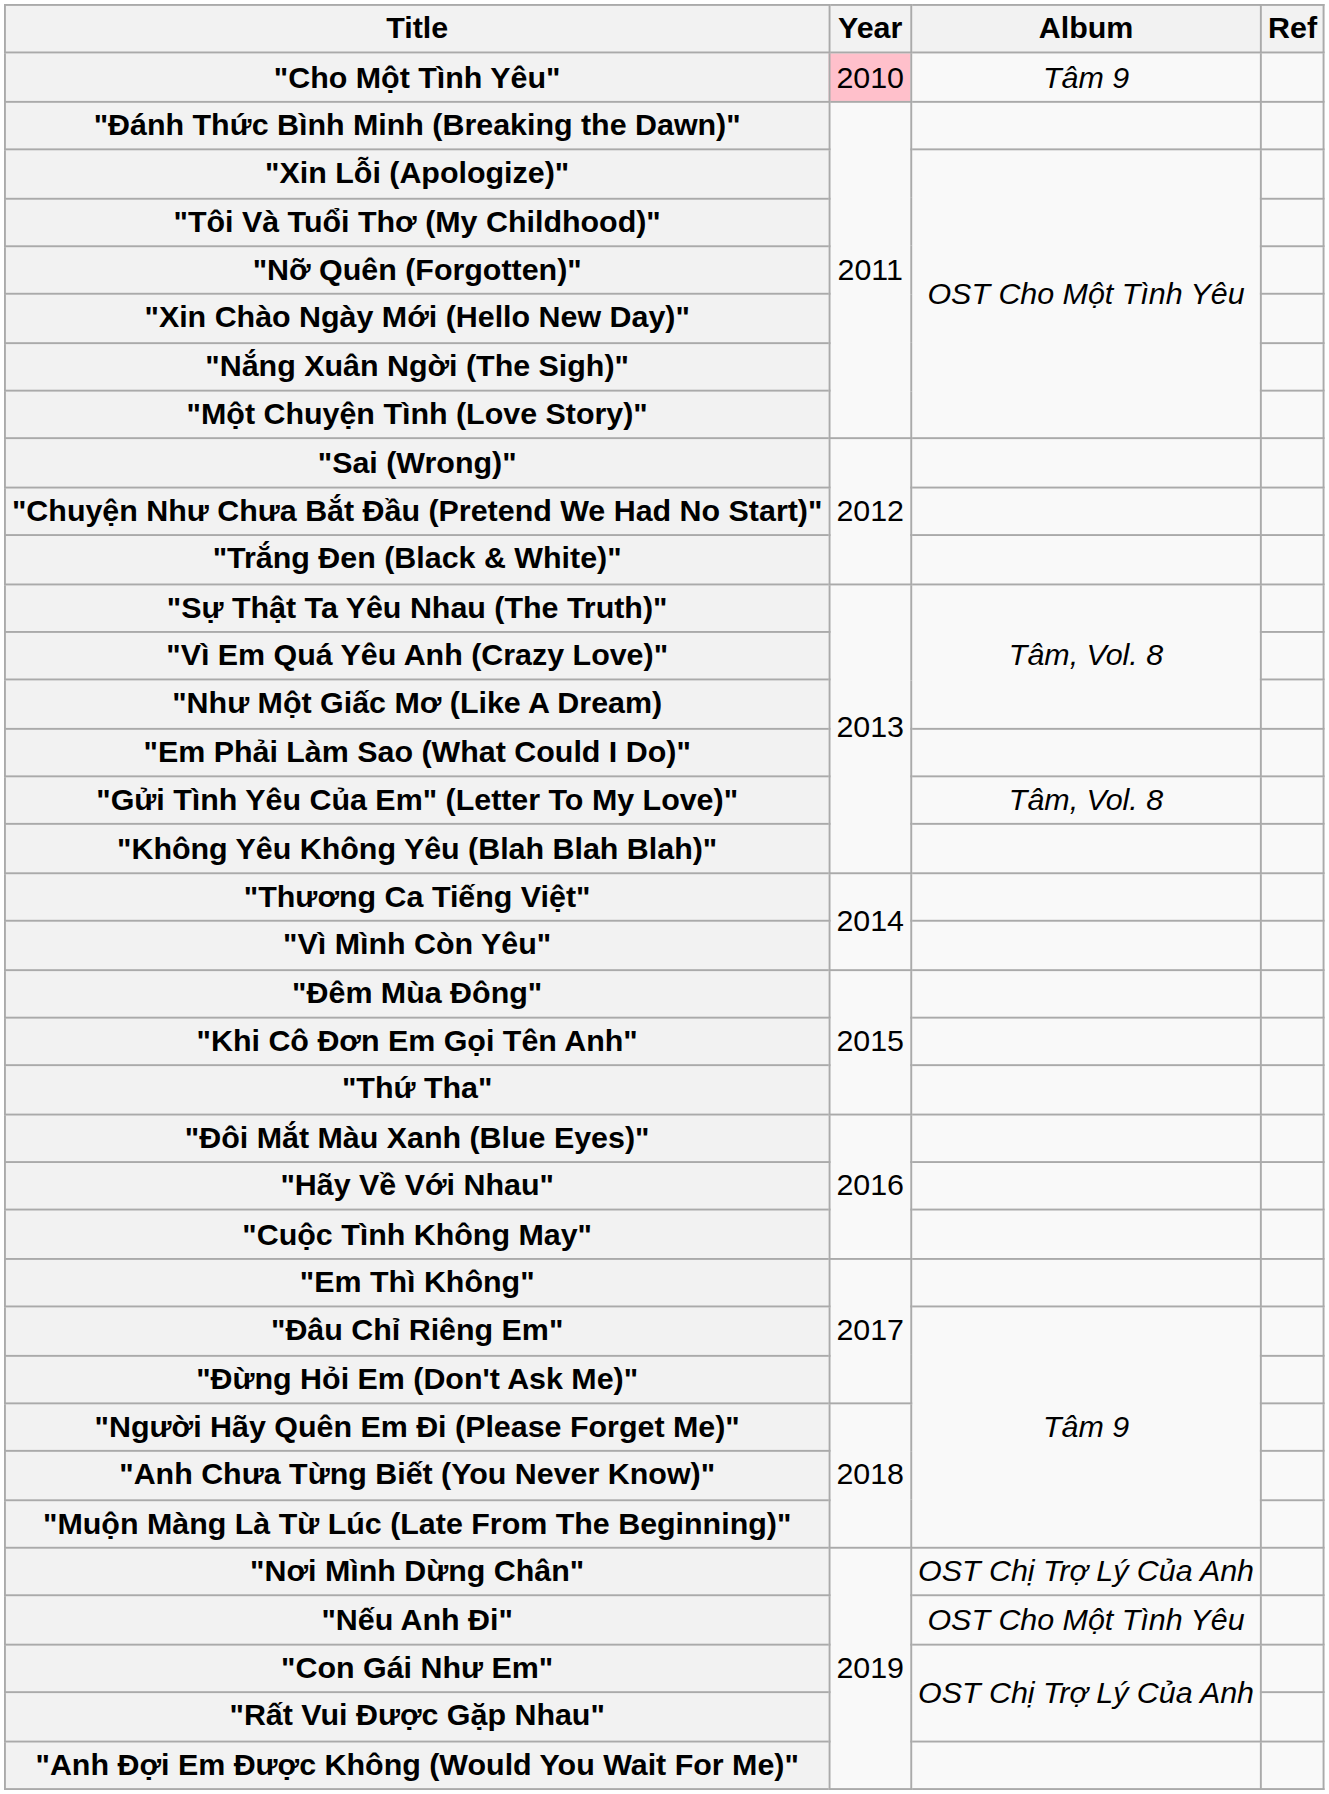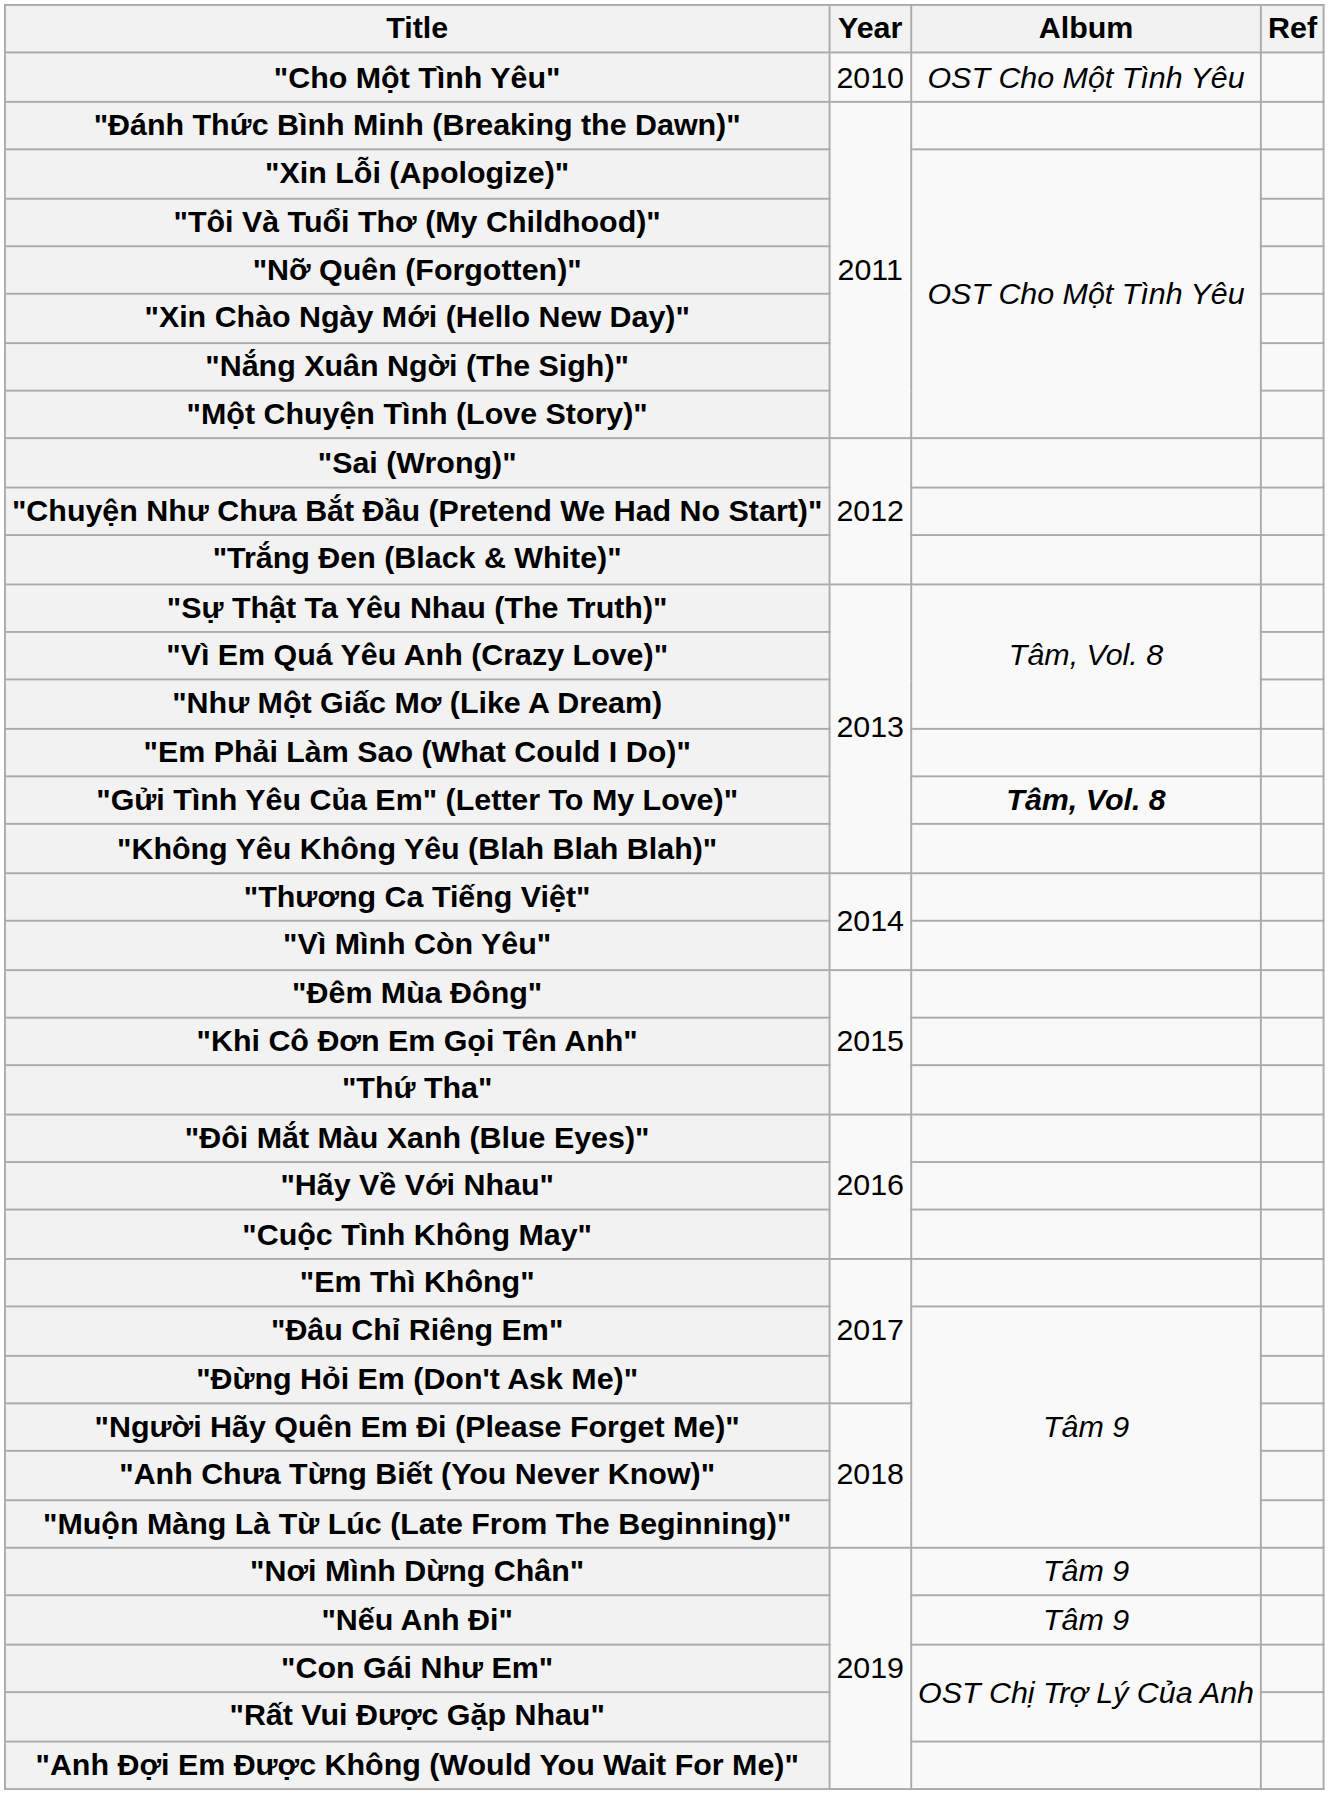(870, 76) pink background -> (870, 76) no background
(1086, 76) Tâm 9 -> (1086, 76) OST Cho Một Tình Yêu
(1086, 800) normal -> (1086, 800) bold
(1086, 1571) OST Chị Trợ Lý Của Anh -> (1086, 1571) Tâm 9
(1086, 1619) OST Cho Một Tình Yêu -> (1086, 1619) Tâm 9
